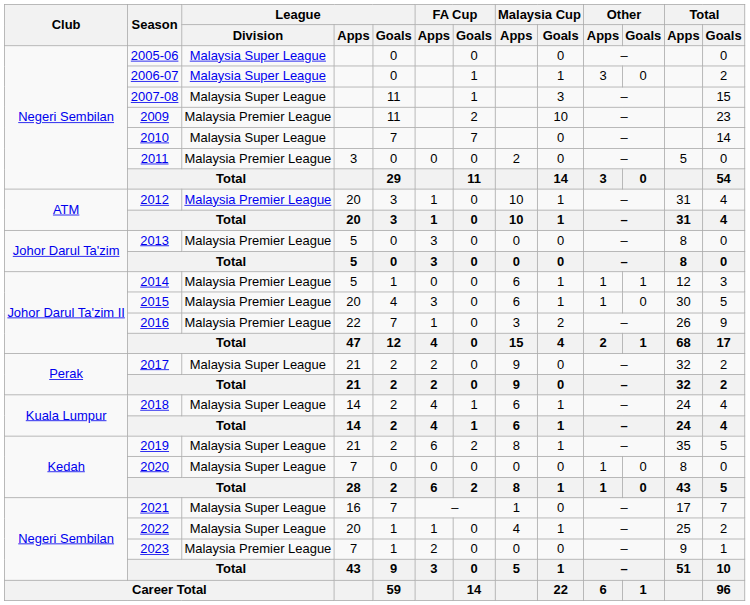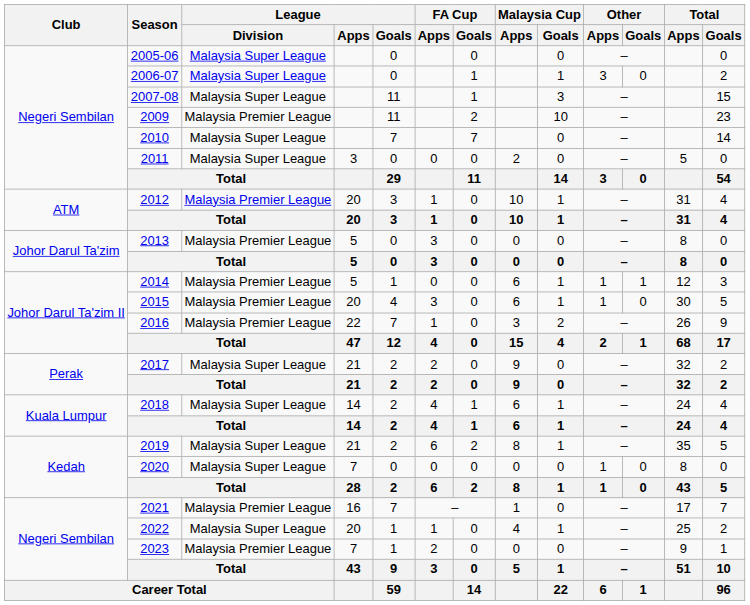(258, 158) Malaysia Premier League -> (258, 158) Malaysia Super League
(258, 508) Malaysia Super League -> (258, 508) Malaysia Premier League
